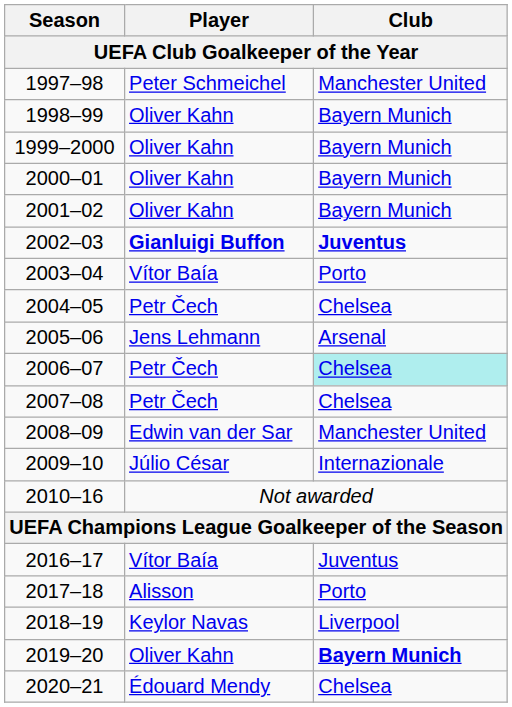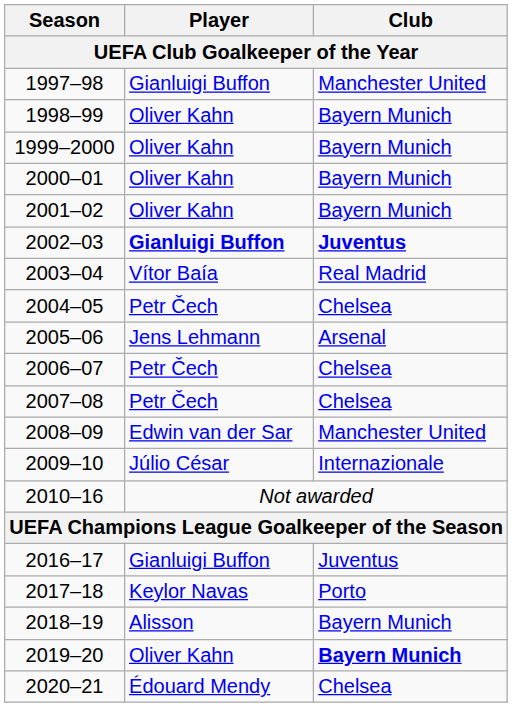(207, 83) Peter Schmeichel -> (199, 83) Gianluigi Buffon
(342, 274) Porto -> (372, 274) Real Madrid
(355, 369) paleturquoise background -> (355, 369) no background
(174, 559) Vítor Baía -> (199, 559) Gianluigi Buffon
(161, 591) Alisson -> (189, 591) Keylor Navas
(189, 623) Keylor Navas -> (161, 623) Alisson
(359, 623) Liverpool -> (385, 623) Bayern Munich
